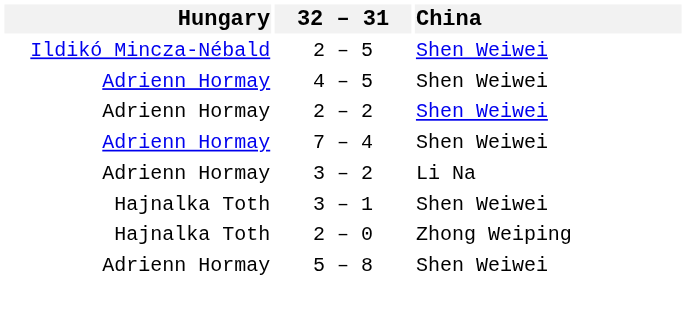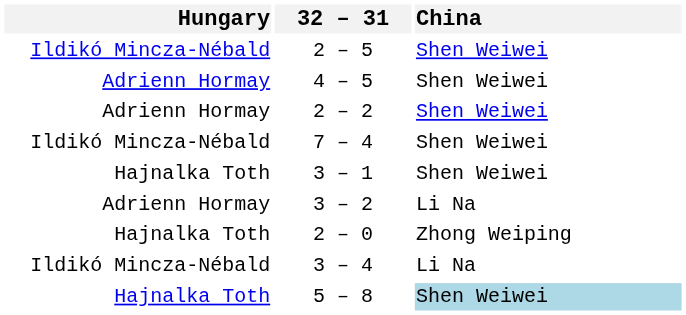(186, 143) Adrienn Hormay -> (150, 143) Ildikó Mincza-Nébald
rows swapped: (343, 204) <-> (343, 174)
+ row: (343, 266)
(186, 266) Adrienn Hormay -> (192, 297) Hajnalka Toth
(482, 266) no background -> (482, 297) lightblue background
